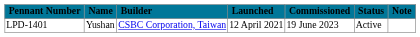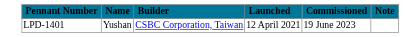- column: (371, 11)
